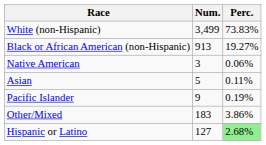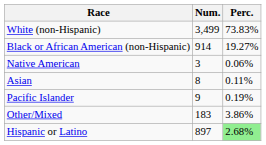(203, 47) 913 -> (203, 47) 914
(198, 81) 5 -> (198, 81) 8
(203, 132) 127 -> (203, 132) 897
